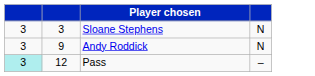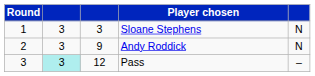+ column: (23, 12)
